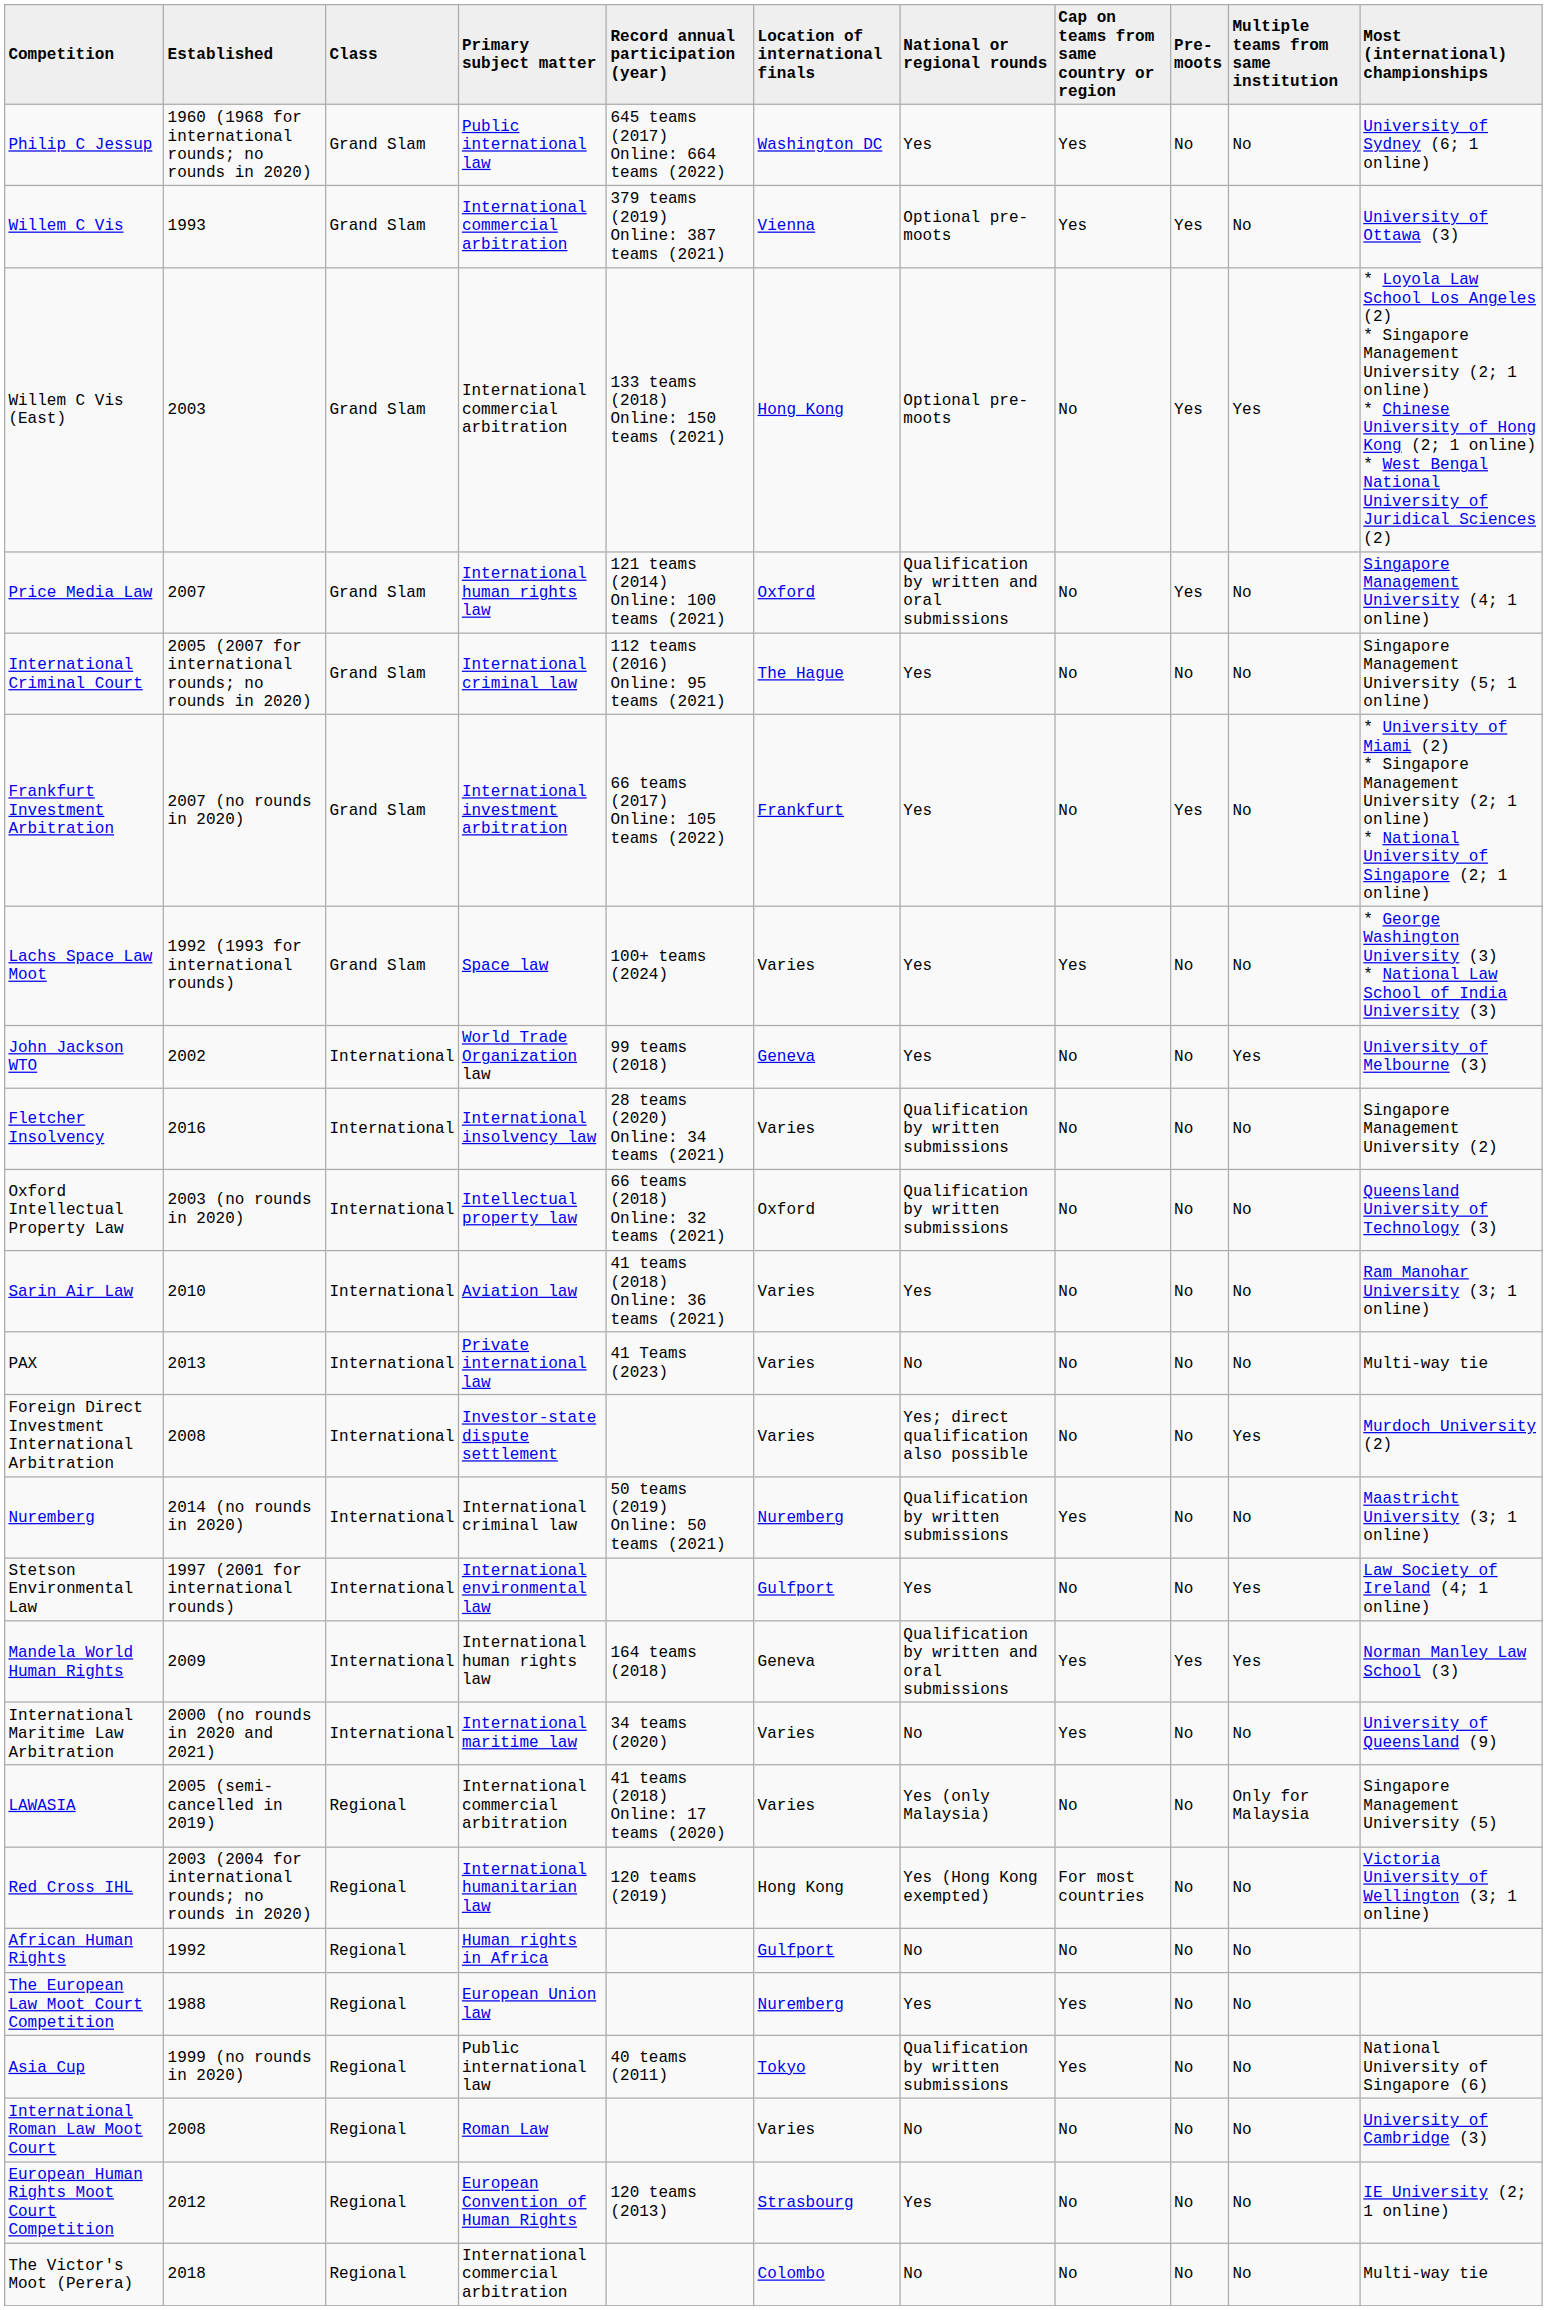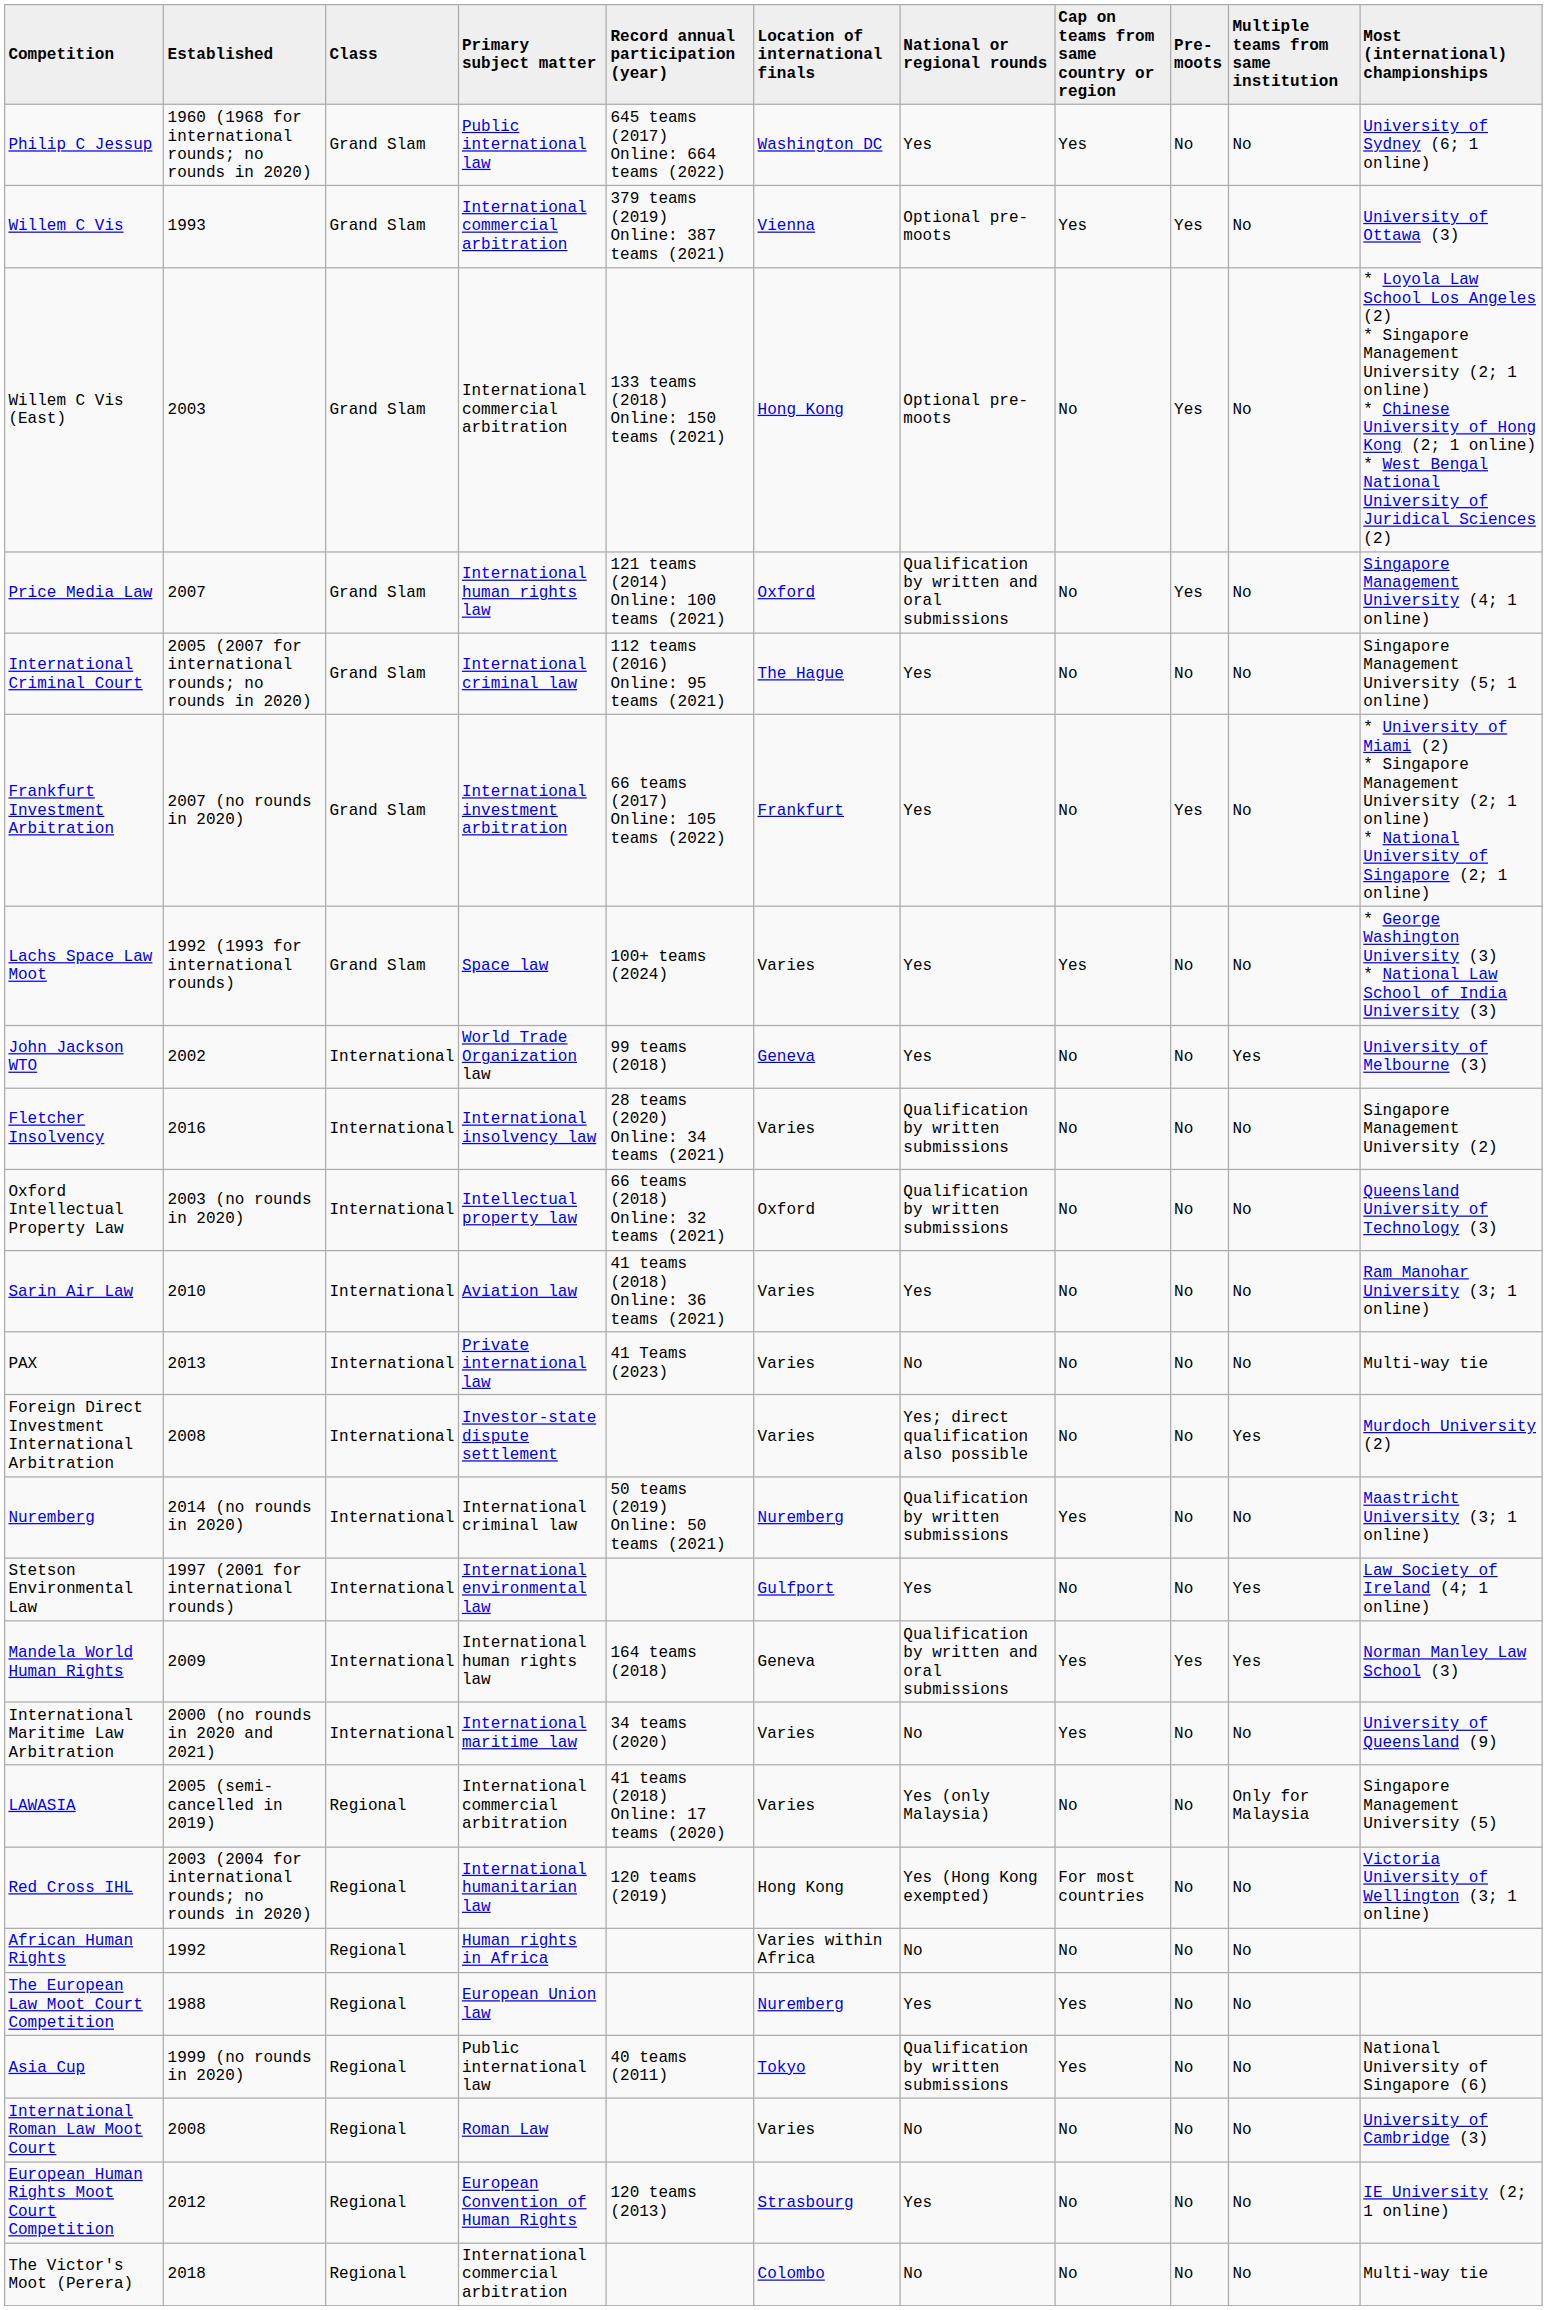(1247, 409) Yes -> (1242, 409) No
(796, 1950) Gulfport -> (820, 1950) Varies within Africa
